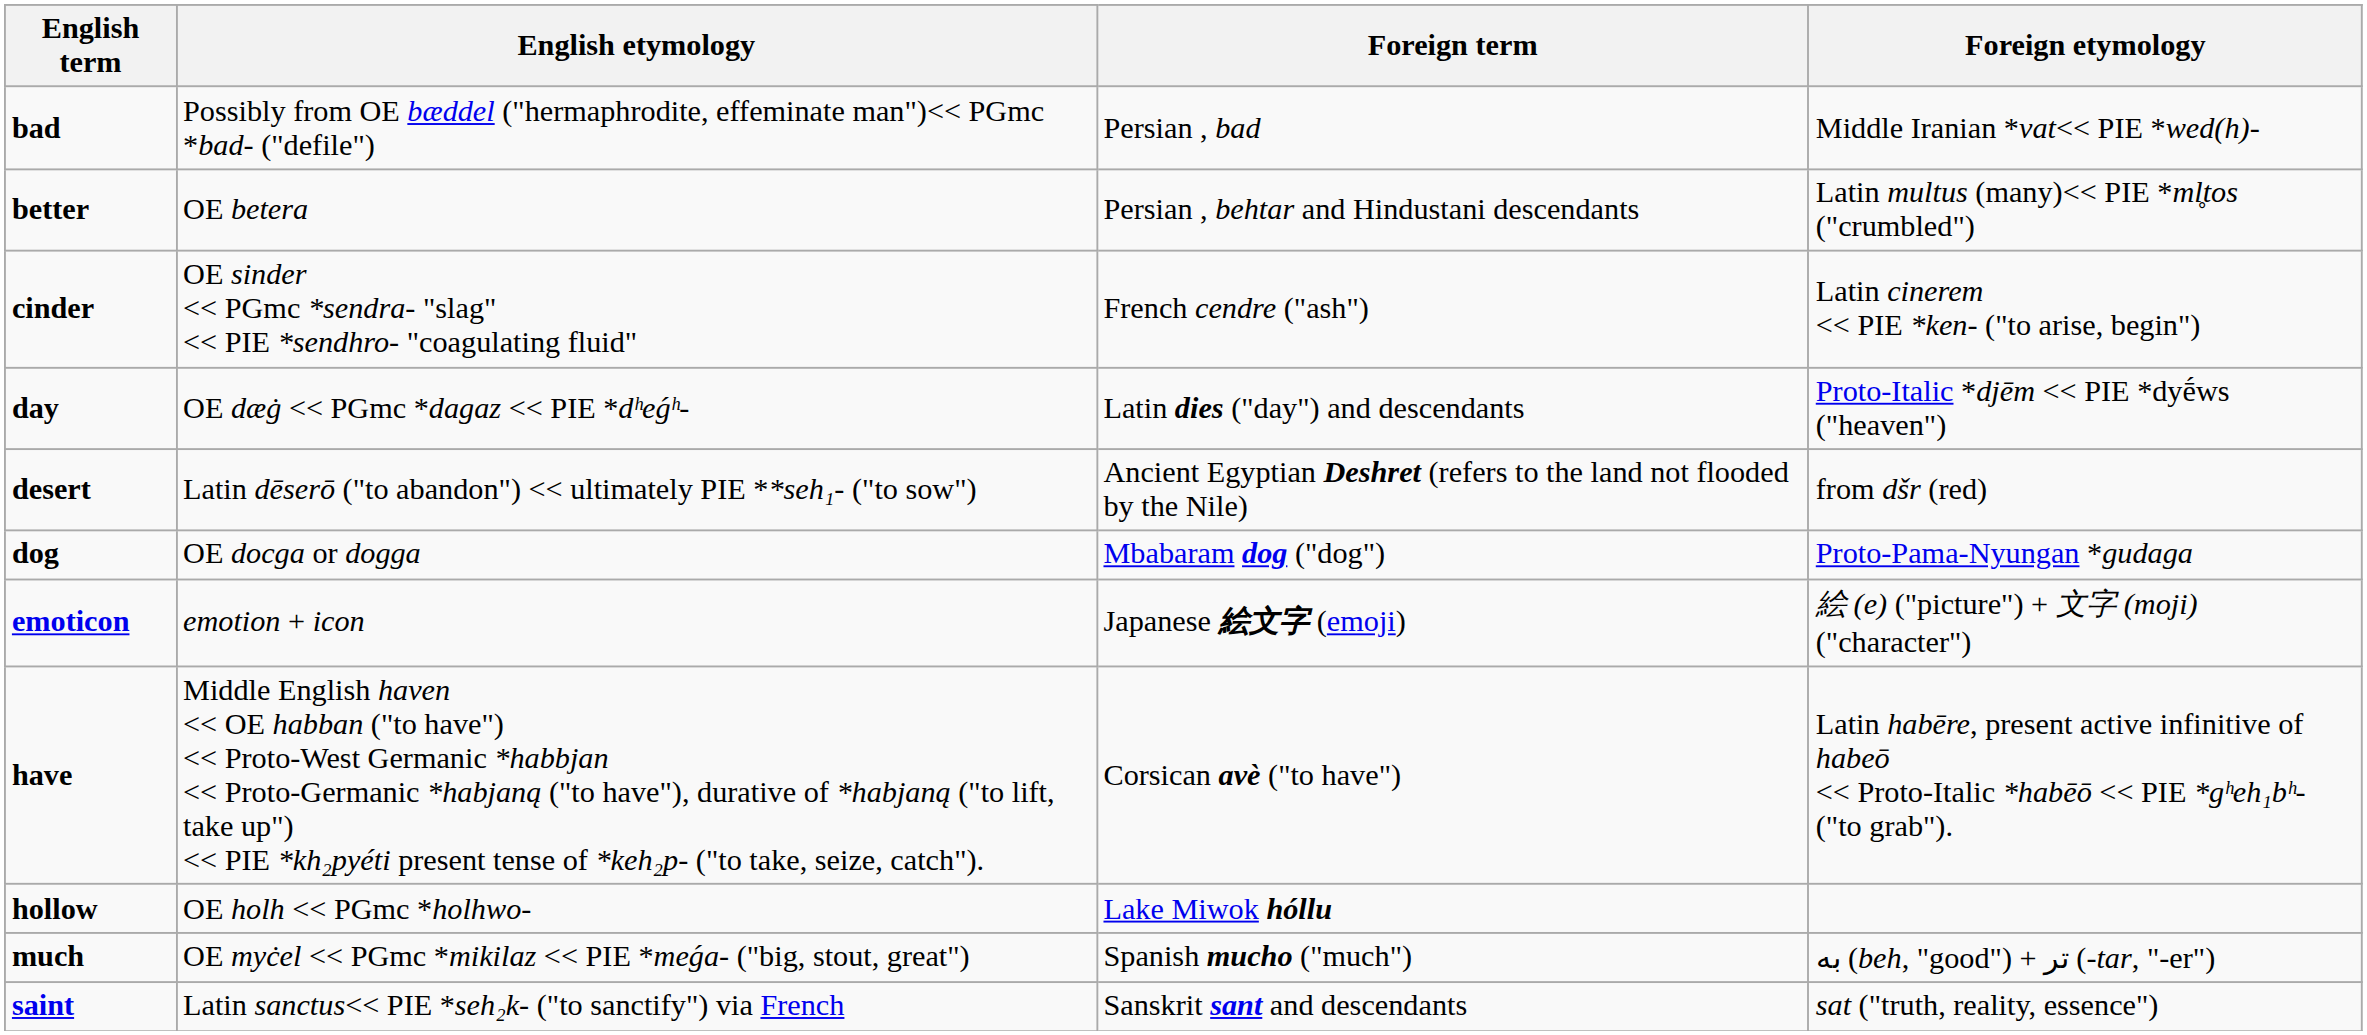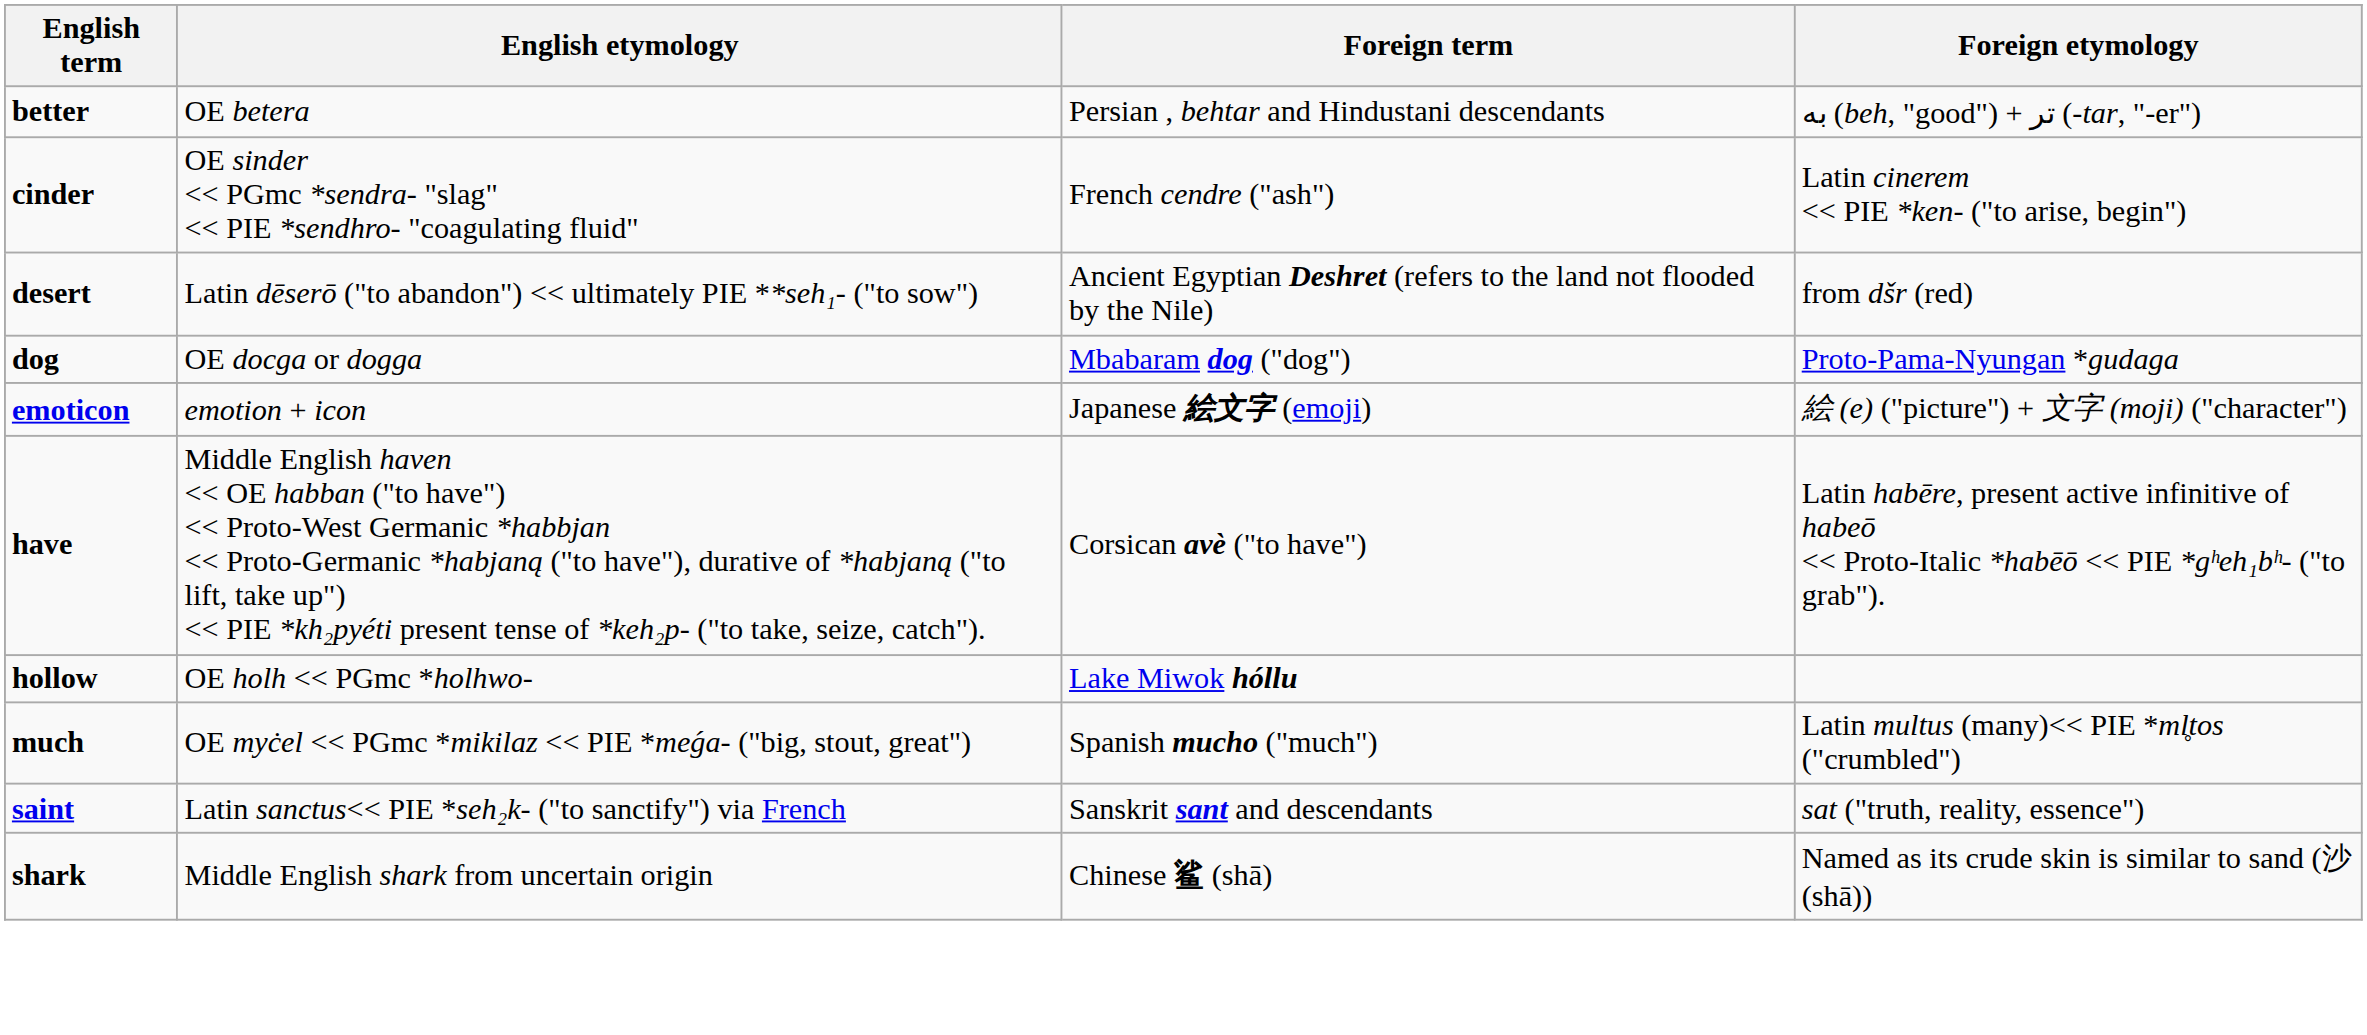- row: (36, 127)
(2027, 209) Latin multus (many)<< PIE *ml̥tos ("crumbled") -> (2001, 112) به (beh, "good") + تر (-tar, "-er")
- row: (35, 407)
(2015, 957) به (beh, "good") + تر (-tar, "-er") -> (2013, 742) Latin multus (many)<< PIE *ml̥tos ("crumbled")
+ row: (49, 875)
